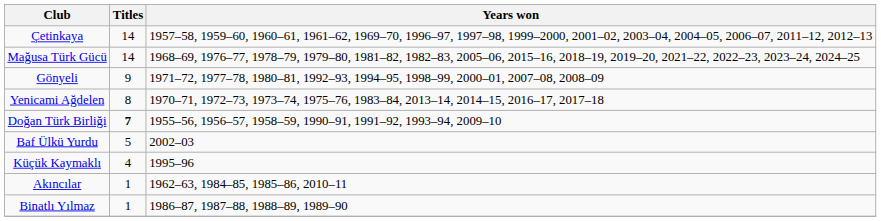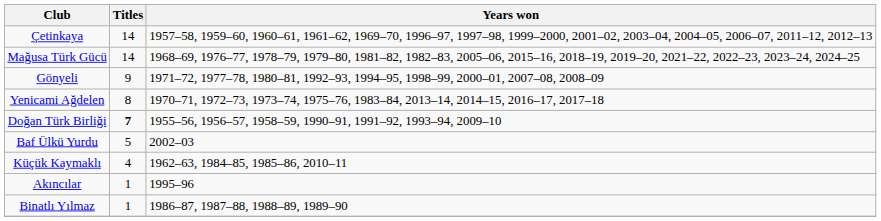(172, 163) 1995–96 -> (248, 163) 1962–63, 1984–85, 1985–86, 2010–11
(248, 184) 1962–63, 1984–85, 1985–86, 2010–11 -> (172, 184) 1995–96
